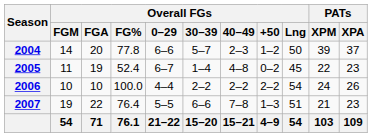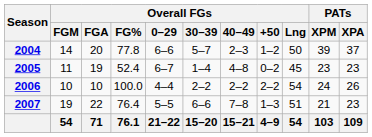(324, 68) 22 -> (324, 68) 23
